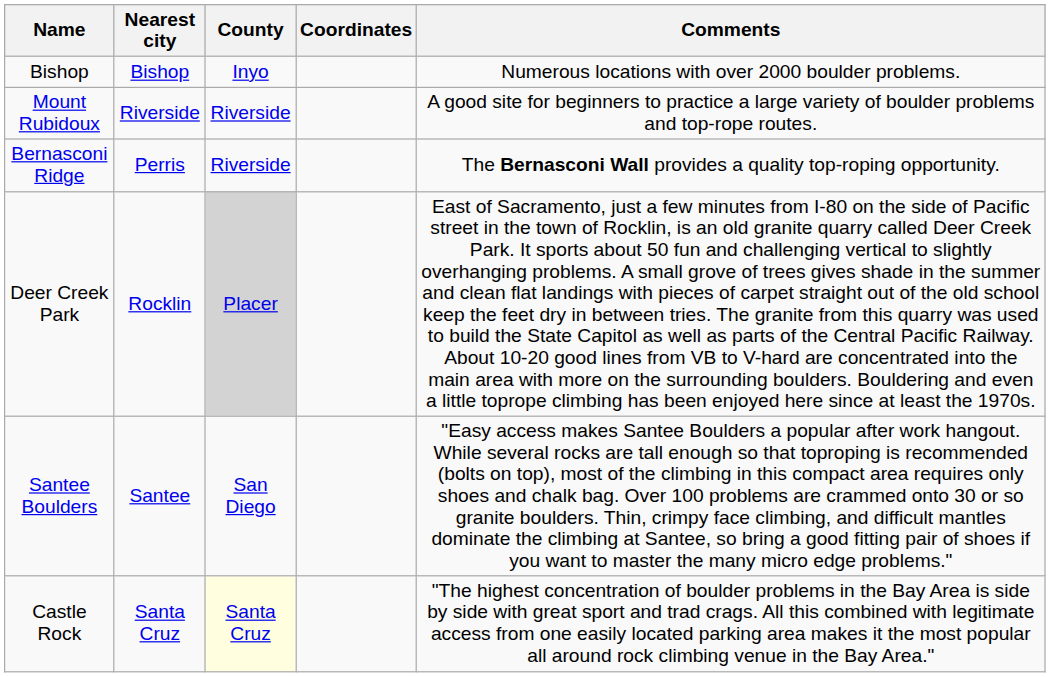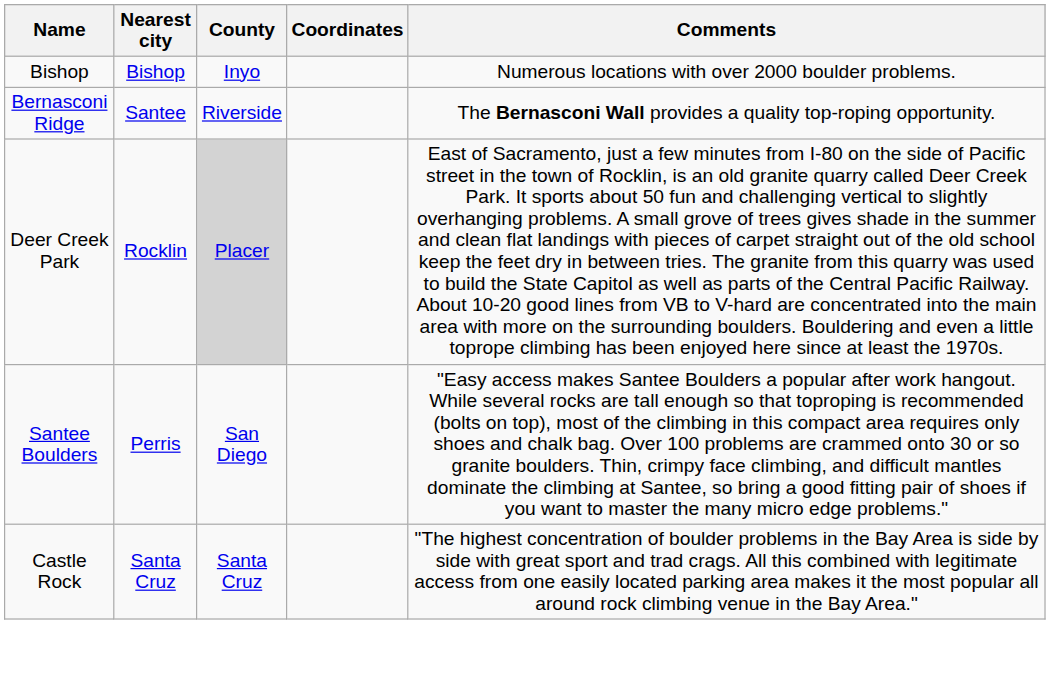- row: (59, 113)
(160, 165) Perris -> (156, 113) Santee
(160, 495) Santee -> (156, 443) Perris
(251, 623) lightyellow background -> (242, 571) no background
